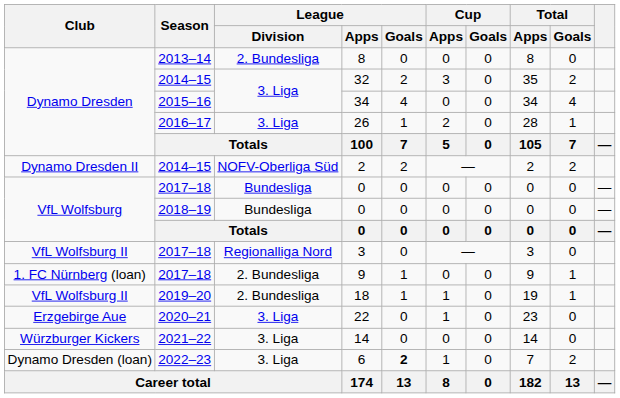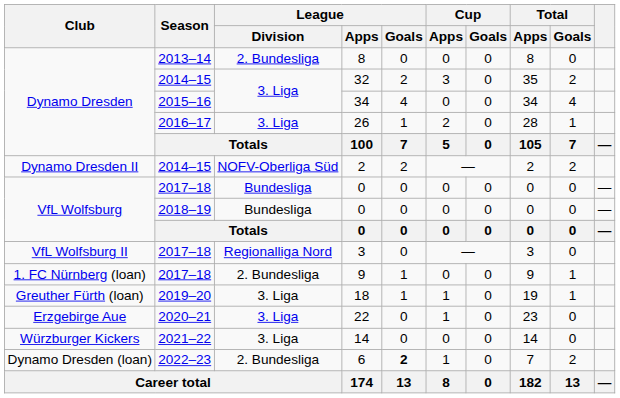(80, 295) VfL Wolfsburg II -> (80, 295) Greuther Fürth (loan)
(278, 295) 2. Bundesliga -> (278, 295) 3. Liga
(278, 360) 3. Liga -> (278, 360) 2. Bundesliga
